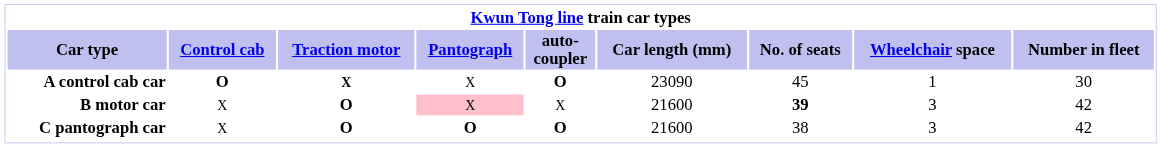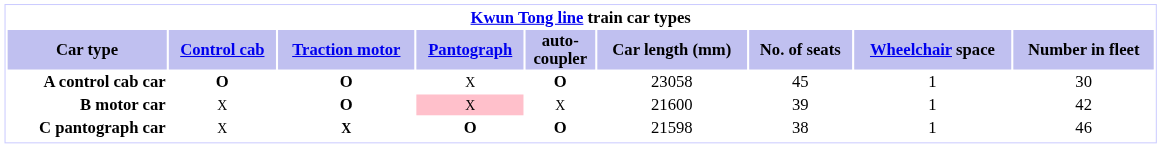(346, 81) X -> (346, 81) O
(672, 81) 23090 -> (672, 81) 23058
(800, 104) bold -> (800, 104) normal
(932, 104) 3 -> (932, 104) 1
(346, 127) O -> (346, 127) X
(672, 127) 21600 -> (672, 127) 21598
(932, 127) 3 -> (932, 127) 1
(1084, 127) 42 -> (1084, 127) 46
